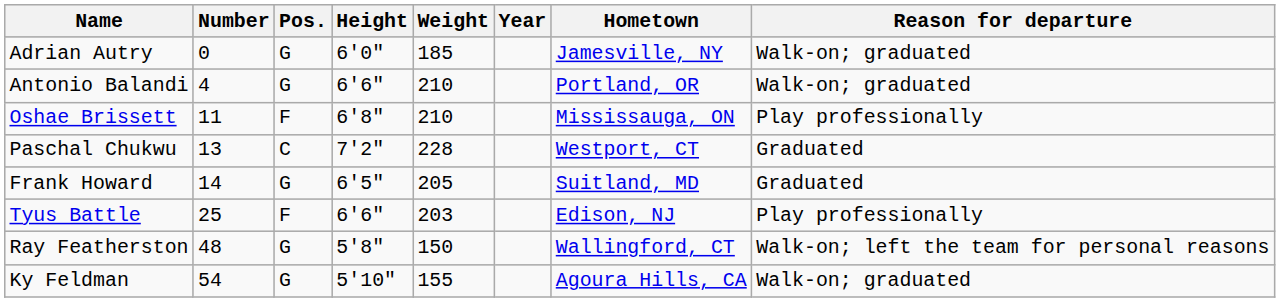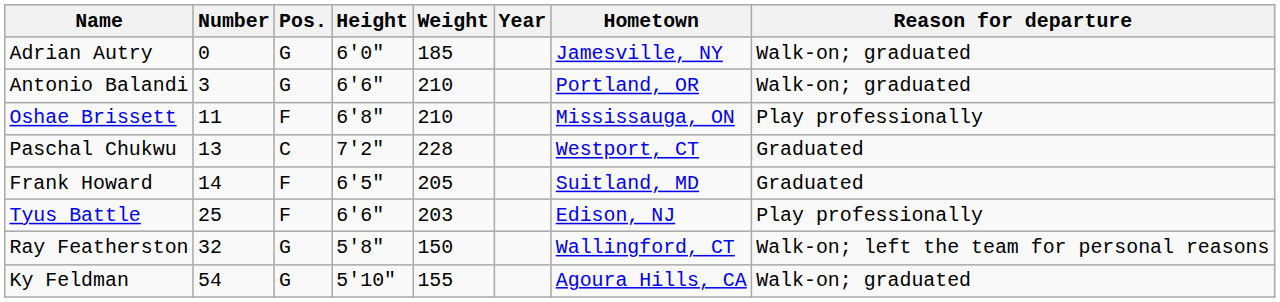(204, 86) 4 -> (204, 86) 3
(285, 183) G -> (285, 183) F
(210, 248) 48 -> (210, 248) 32
